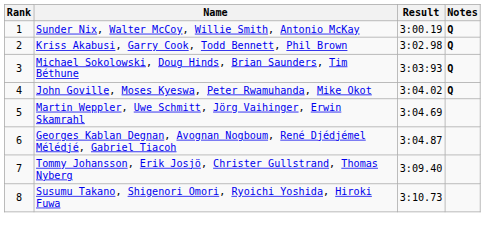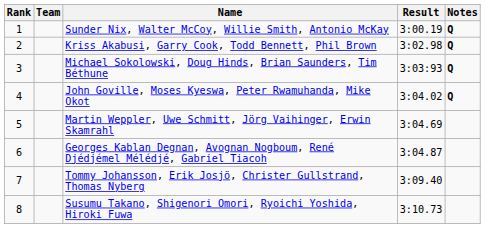+ column: (48, 13)
